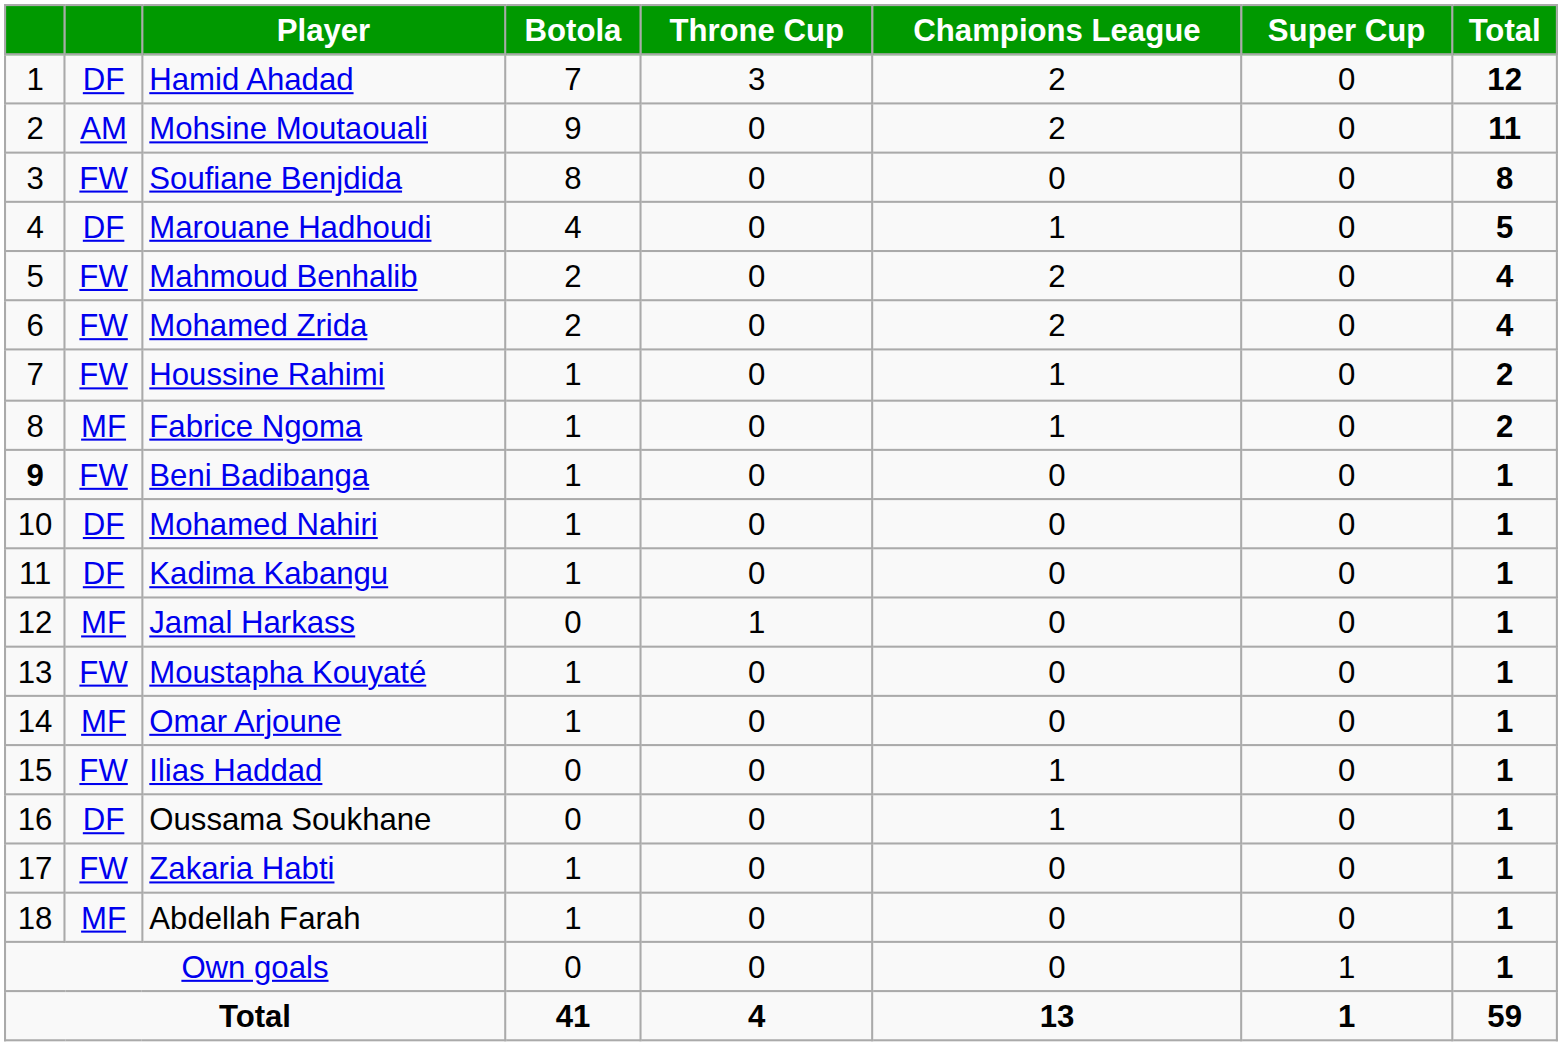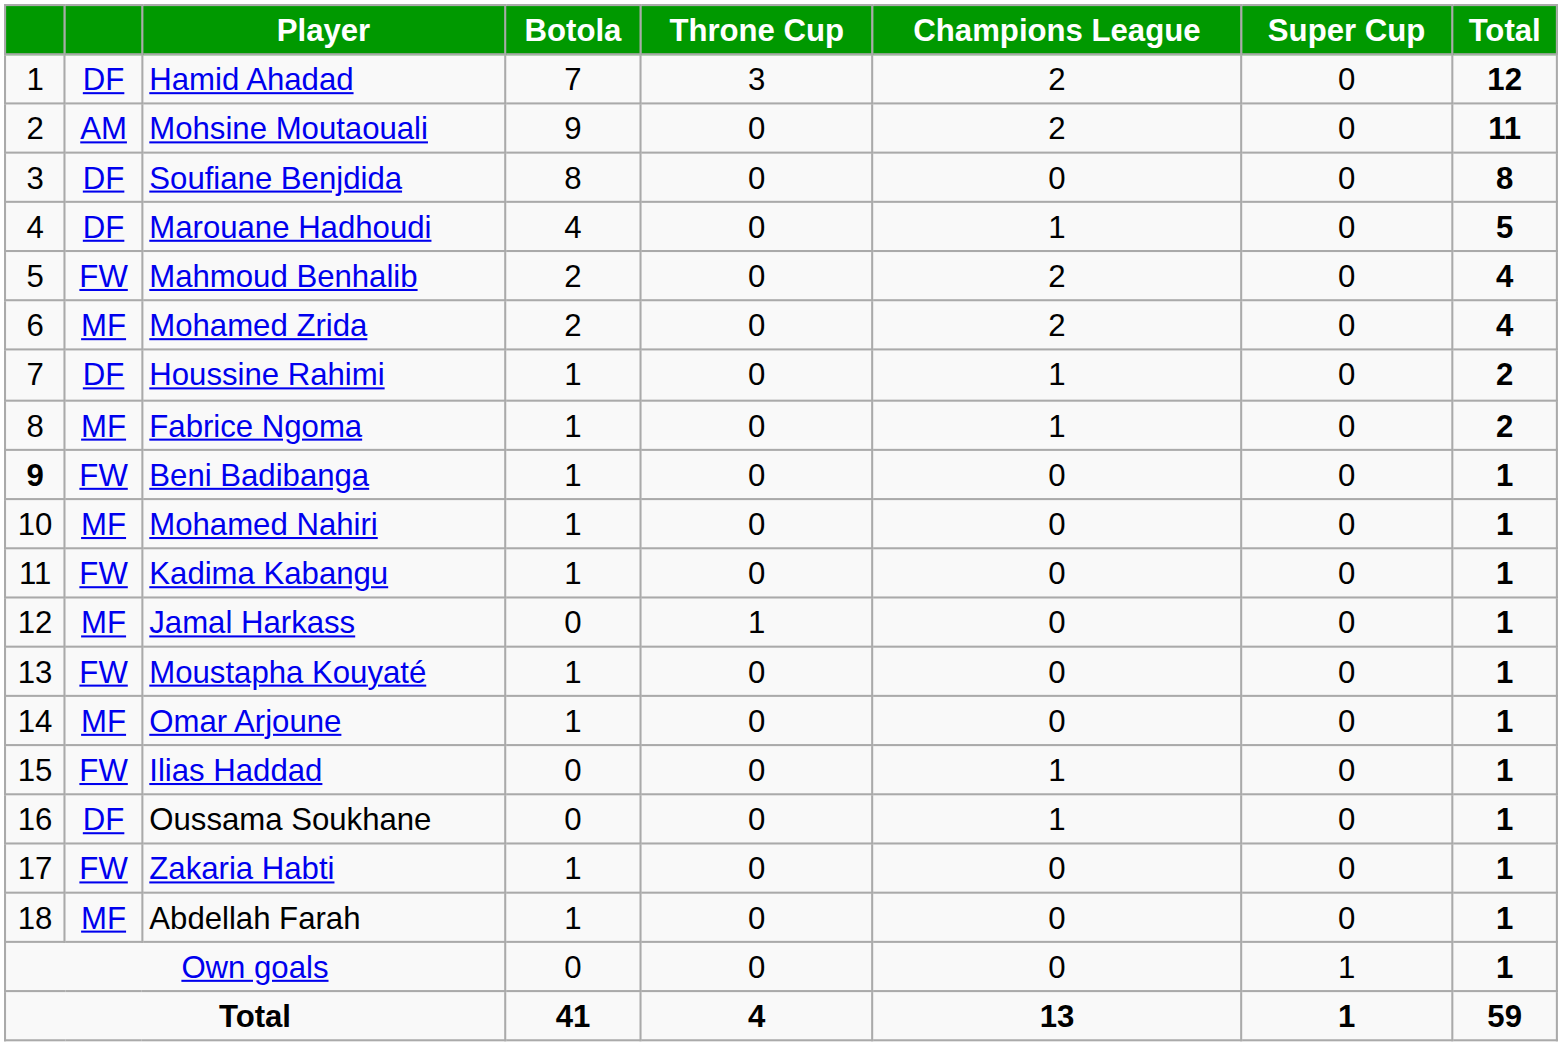(104, 178) FW -> (104, 178) DF
(104, 326) FW -> (104, 326) MF
(104, 375) FW -> (104, 375) DF
(104, 523) DF -> (104, 523) MF
(104, 572) DF -> (104, 572) FW
